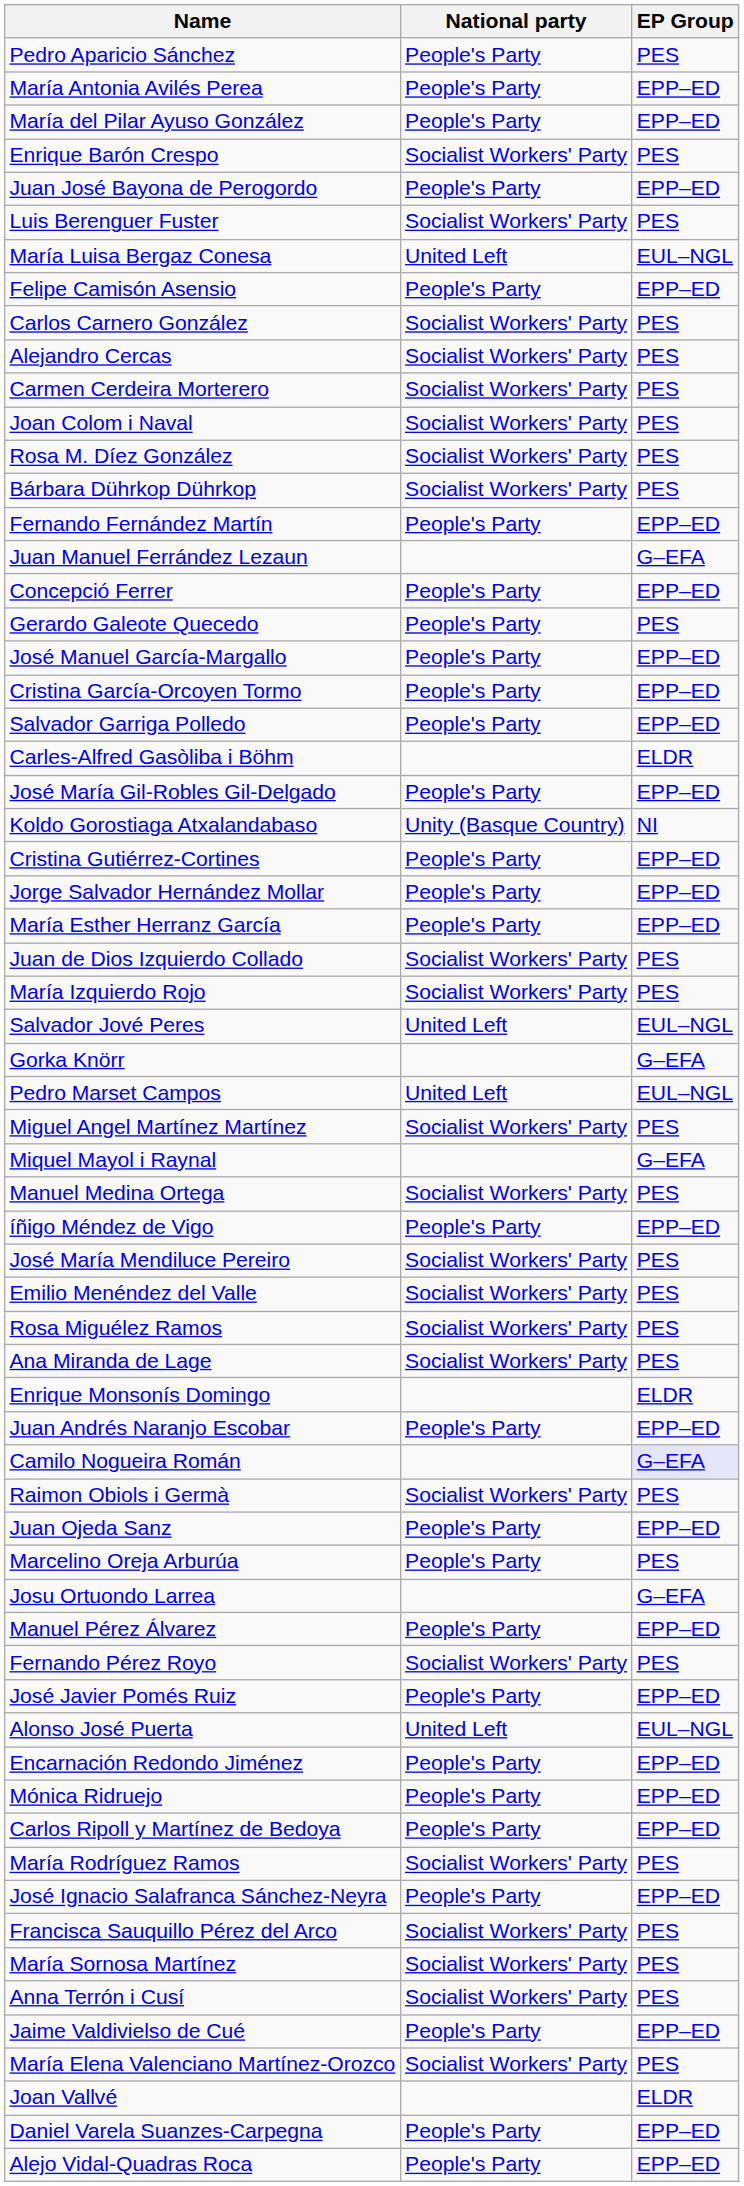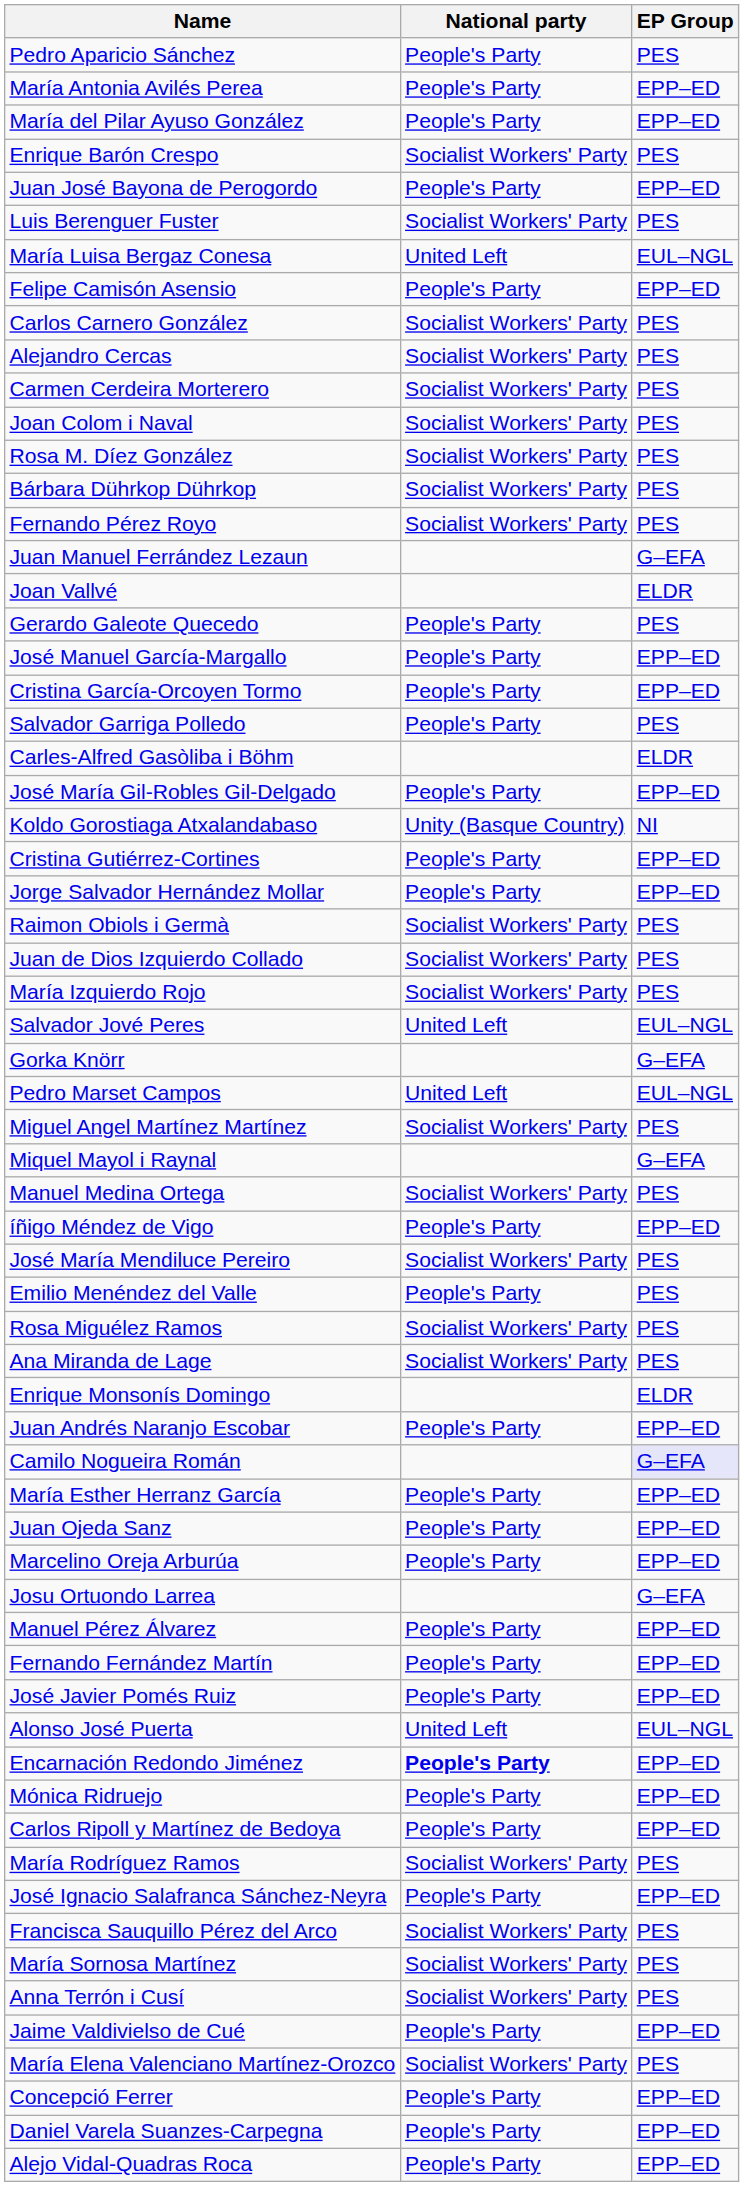rows swapped: (141, 523) <-> (113, 1662)
rows swapped: (91, 590) <-> (63, 2097)
(678, 724) EPP–ED -> (658, 724) PES
rows swapped: (145, 925) <-> (119, 1495)
(516, 1294) Socialist Workers' Party -> (473, 1294) People's Party
(658, 1562) PES -> (678, 1562) EPP–ED
(473, 1762) normal -> (477, 1762) bold
